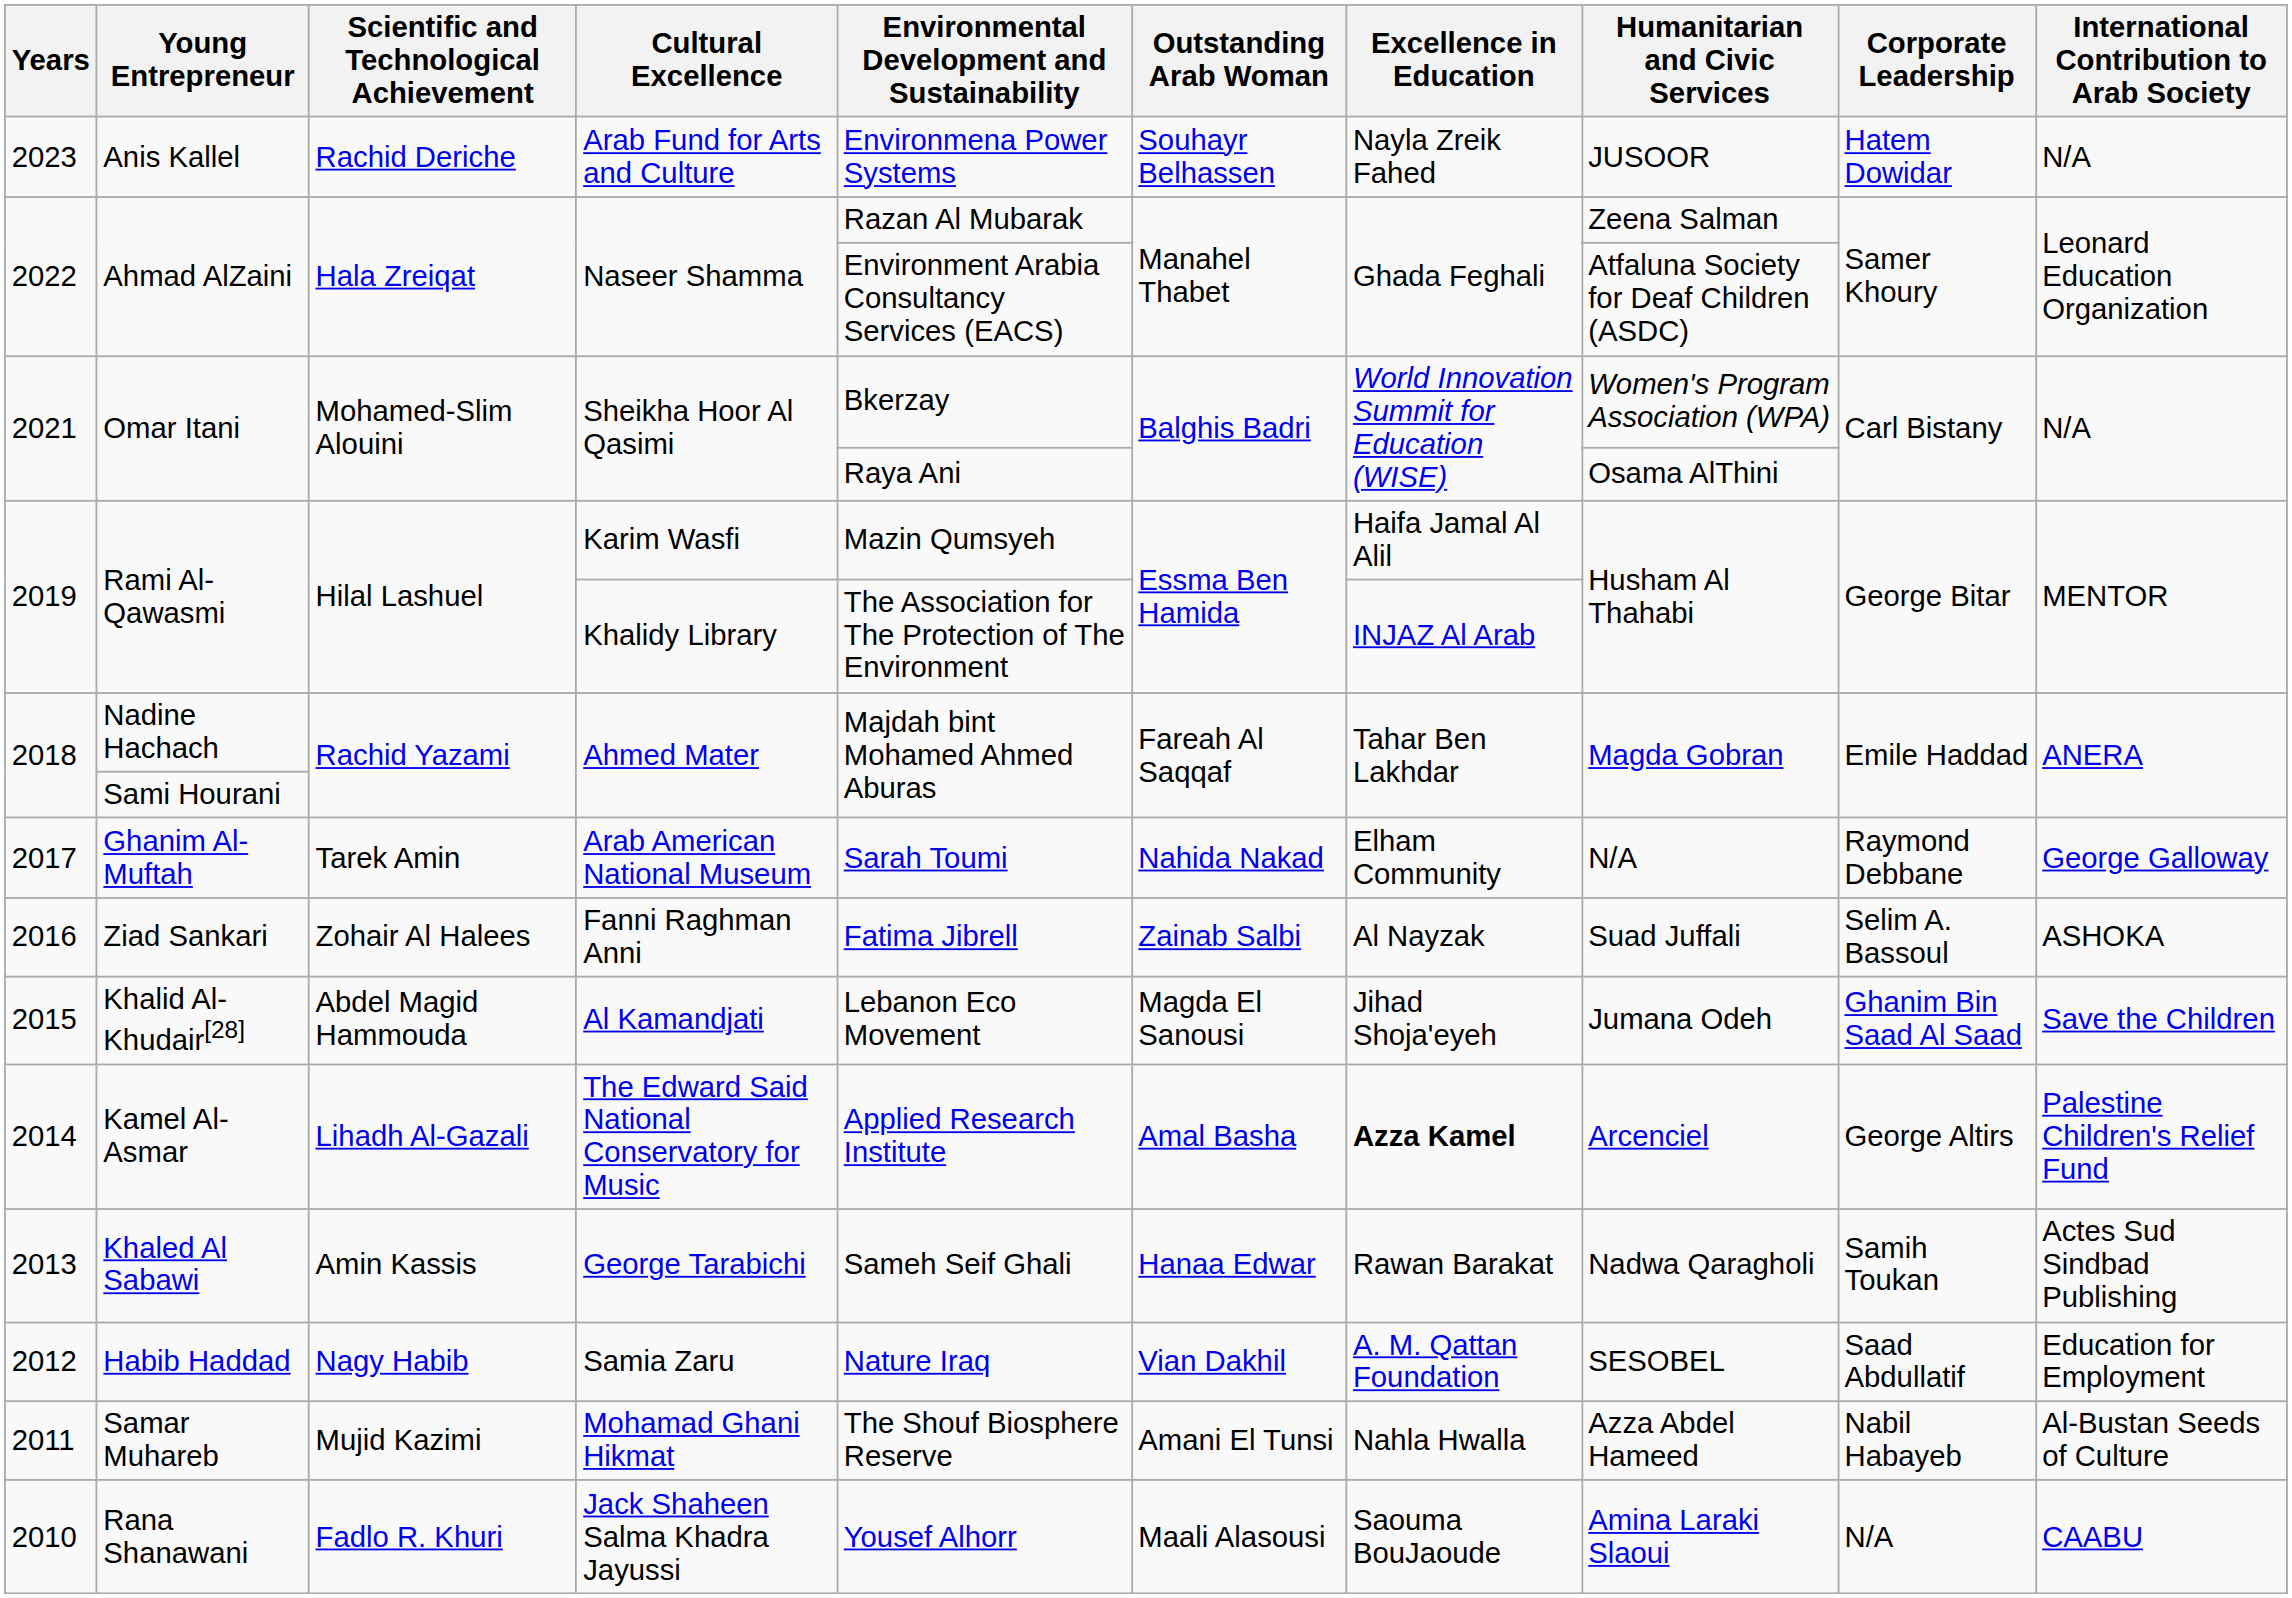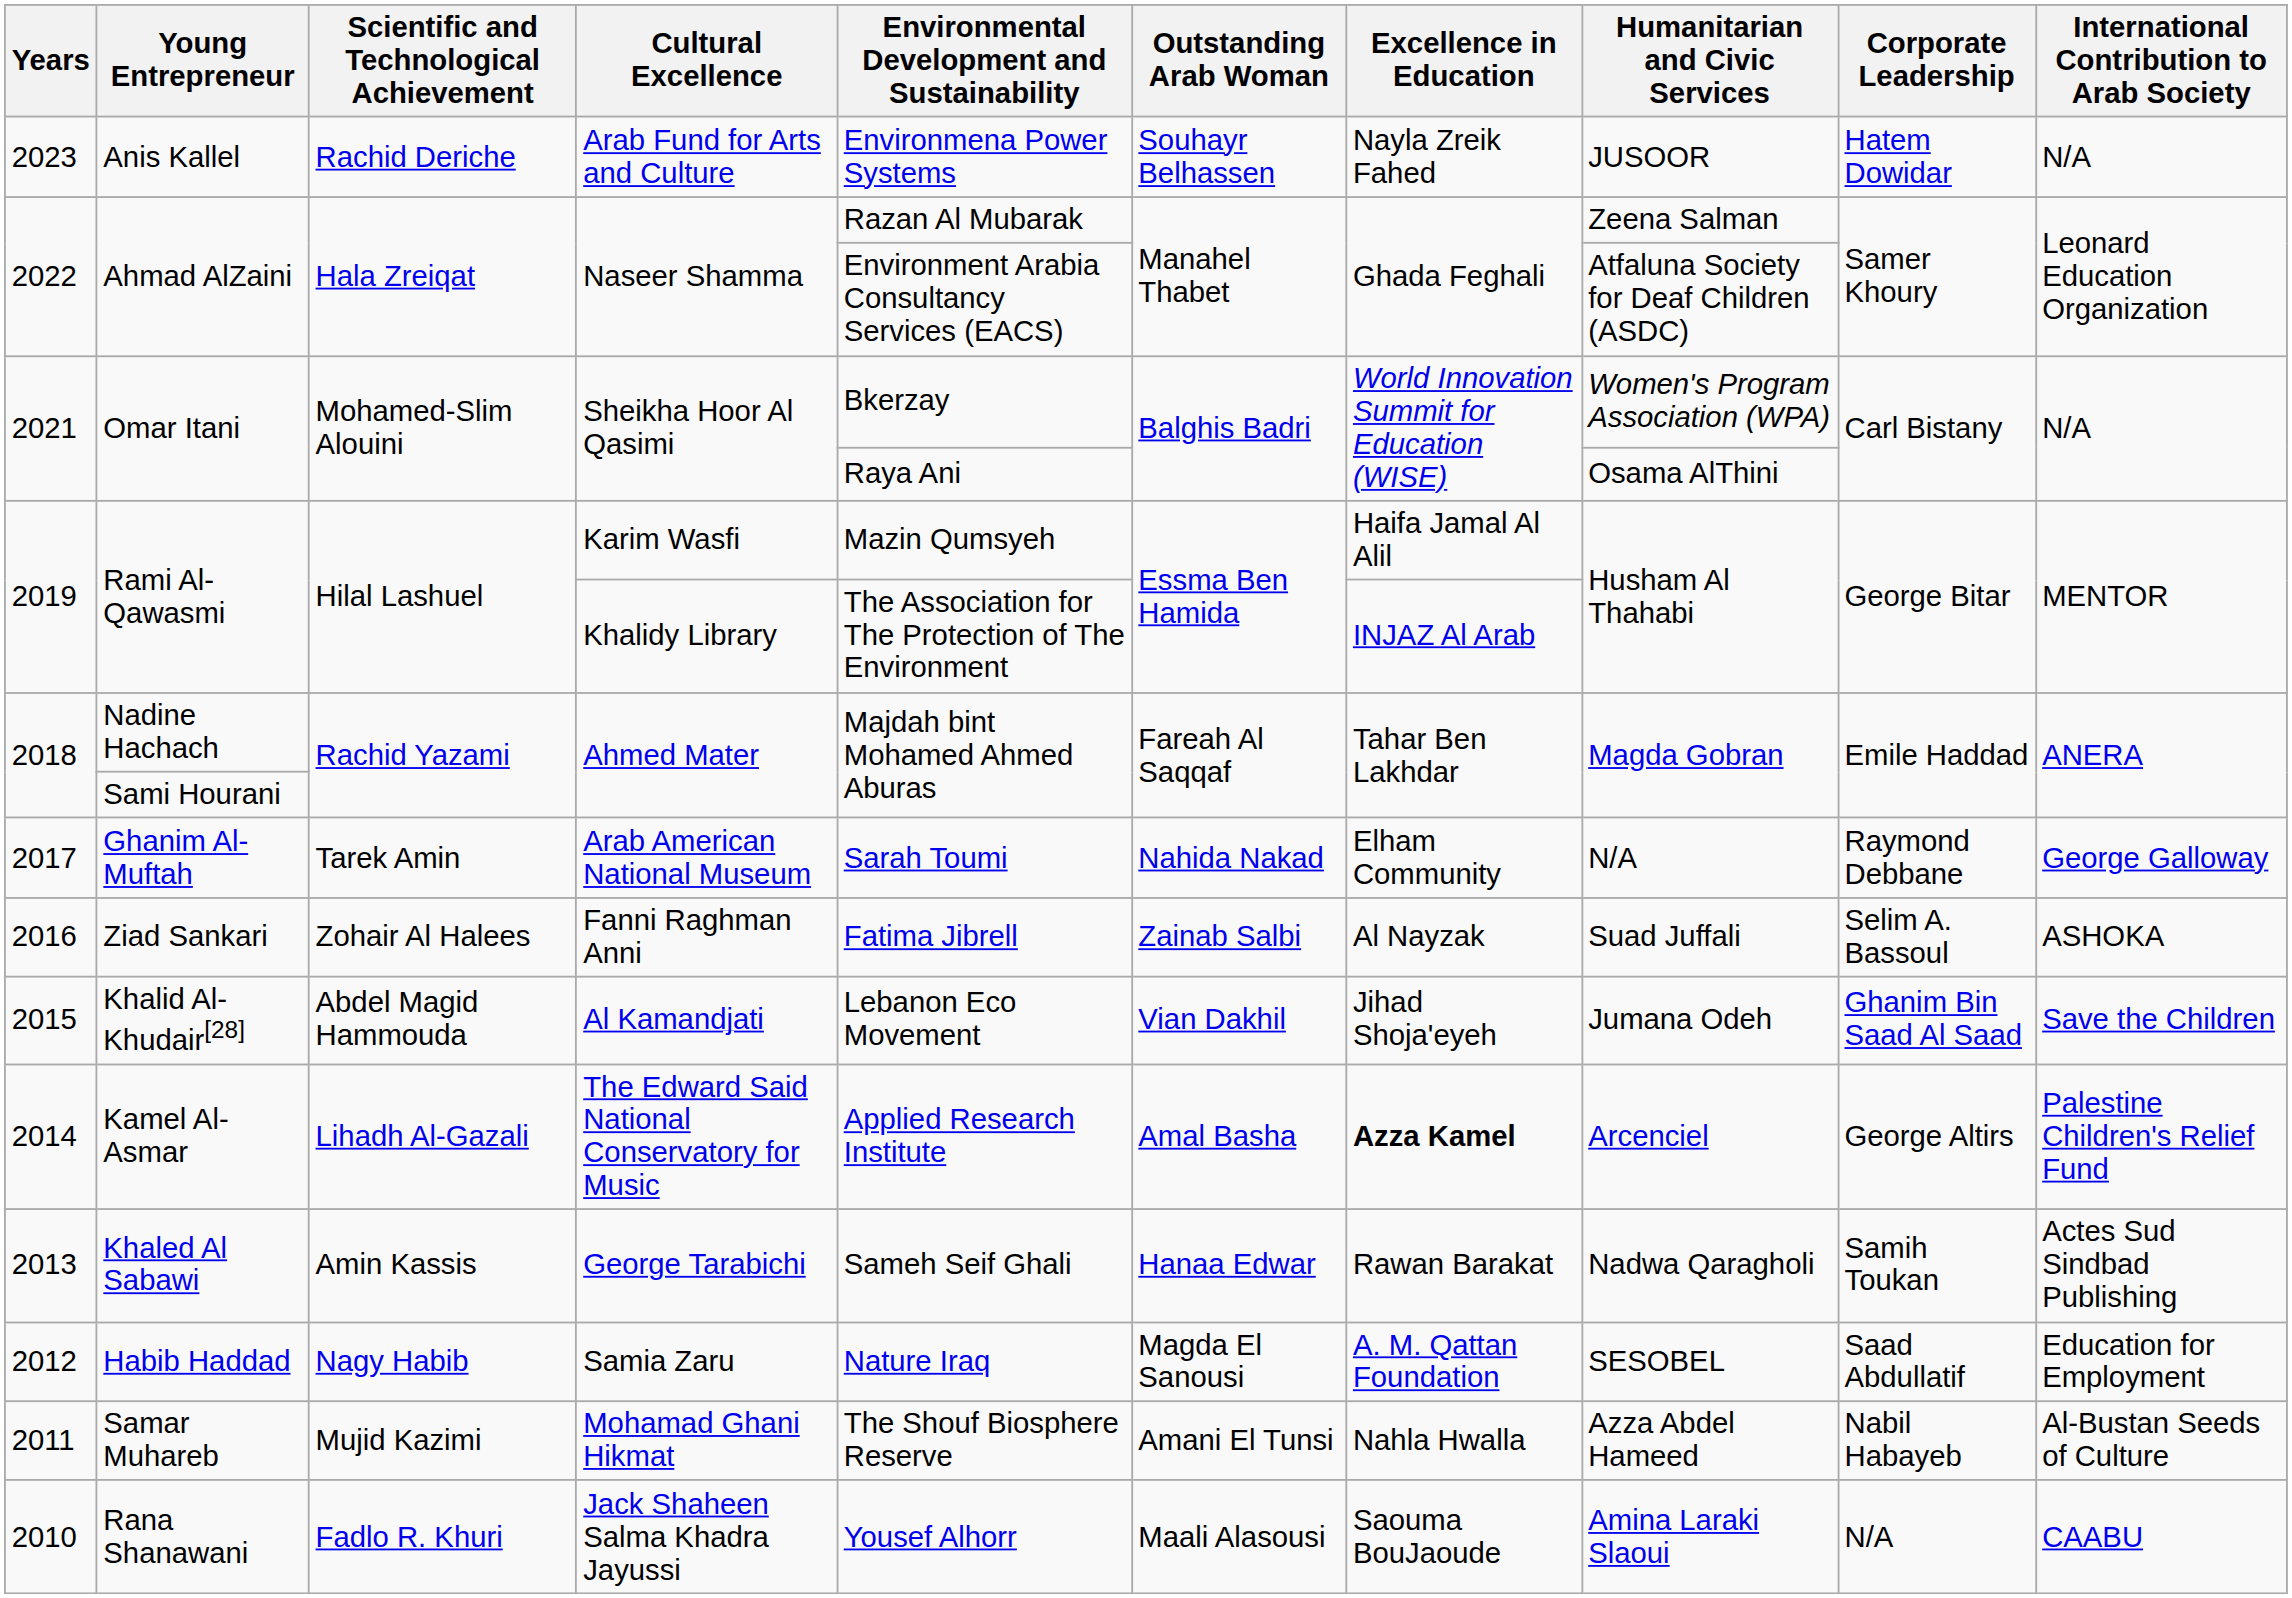(1200, 1020) Magda El Sanousi -> (1212, 1020) Vian Dakhil
(1212, 1361) Vian Dakhil -> (1200, 1361) Magda El Sanousi
